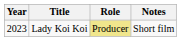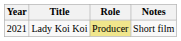(17, 28) 2023 -> (17, 28) 2021
